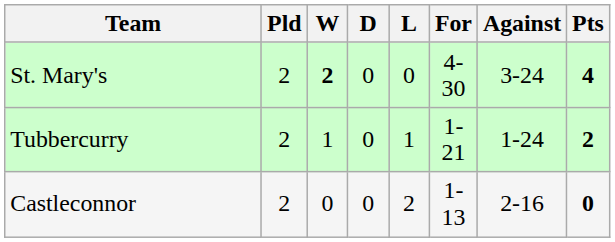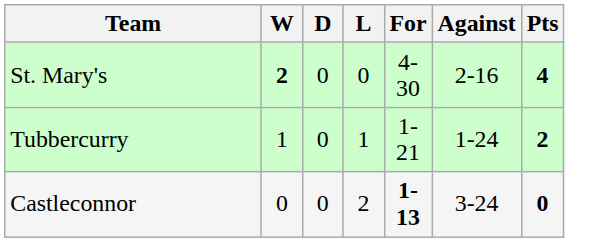- column: (284, 23)
(522, 74) 3-24 -> (477, 74) 2-16
(453, 203) normal -> (408, 203) bold
(522, 203) 2-16 -> (477, 203) 3-24
